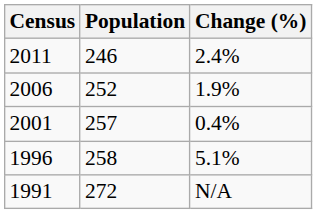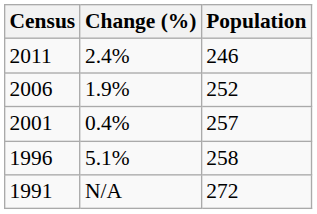columns swapped: (135, 21) <-> (251, 21)
